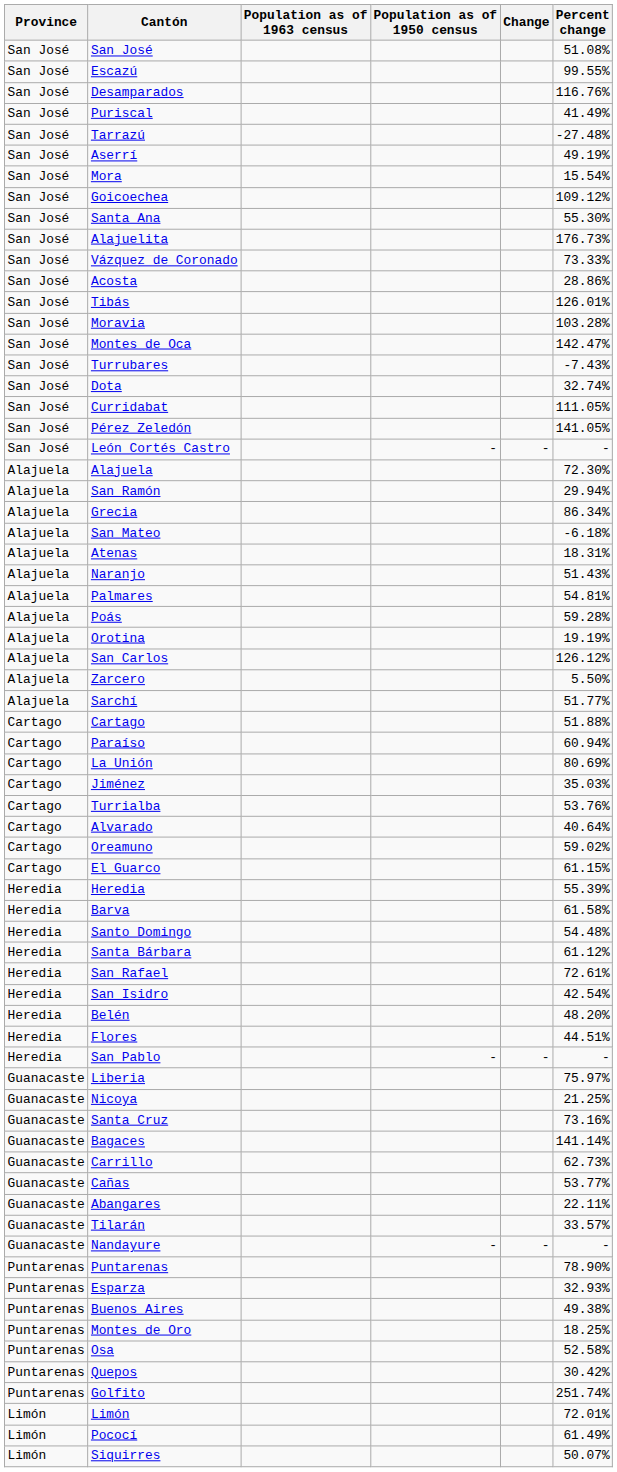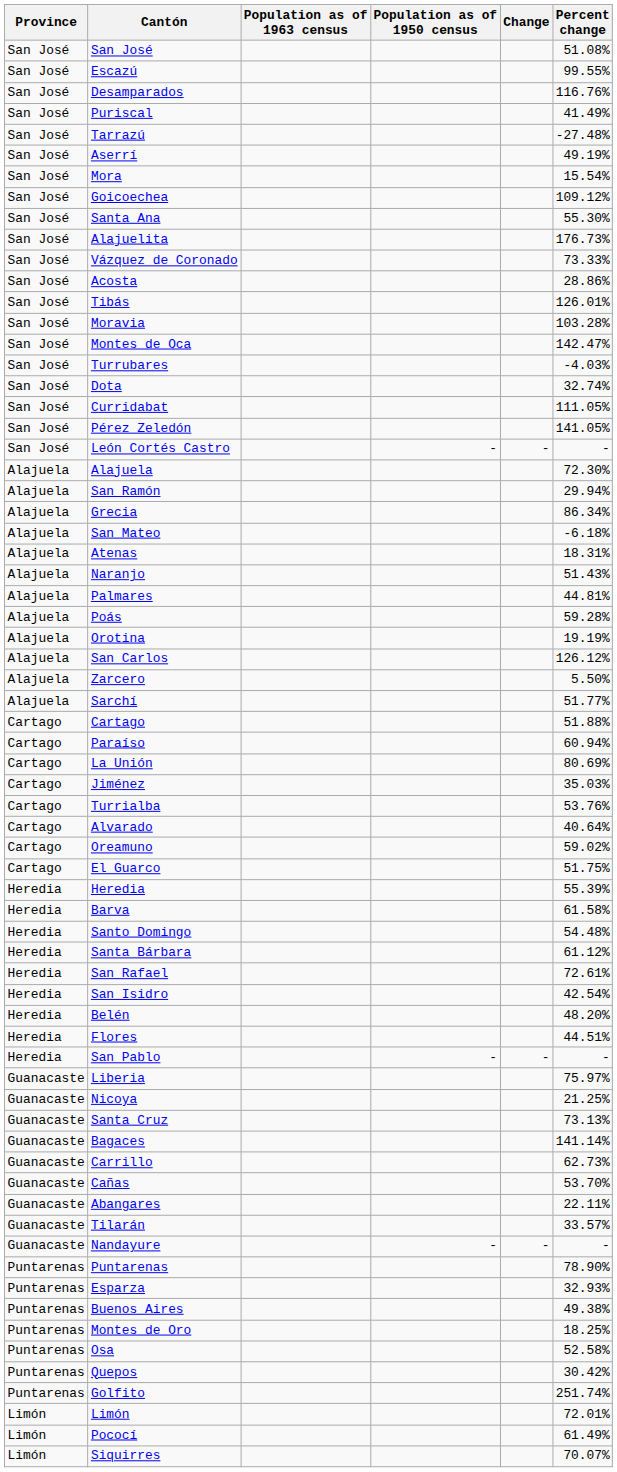(587, 365) -7.43% -> (587, 365) -4.03%
(587, 596) 54.81% -> (587, 596) 44.81%
(587, 869) 61.15% -> (587, 869) 51.75%
(587, 1121) 73.16% -> (587, 1121) 73.13%
(587, 1183) 53.77% -> (587, 1183) 53.70%
(587, 1456) 50.07% -> (587, 1456) 70.07%
